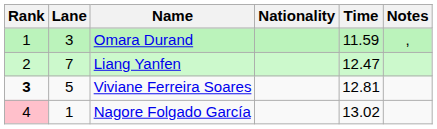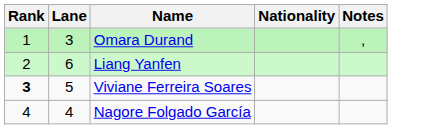- column: (361, 16)
(69, 64) 7 -> (69, 64) 6
(26, 111) pink background -> (26, 111) no background
(69, 111) 1 -> (69, 111) 4
